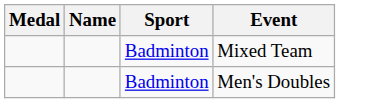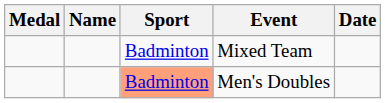+ column: (358, 20)
(167, 82) no background -> (167, 82) lightsalmon background
